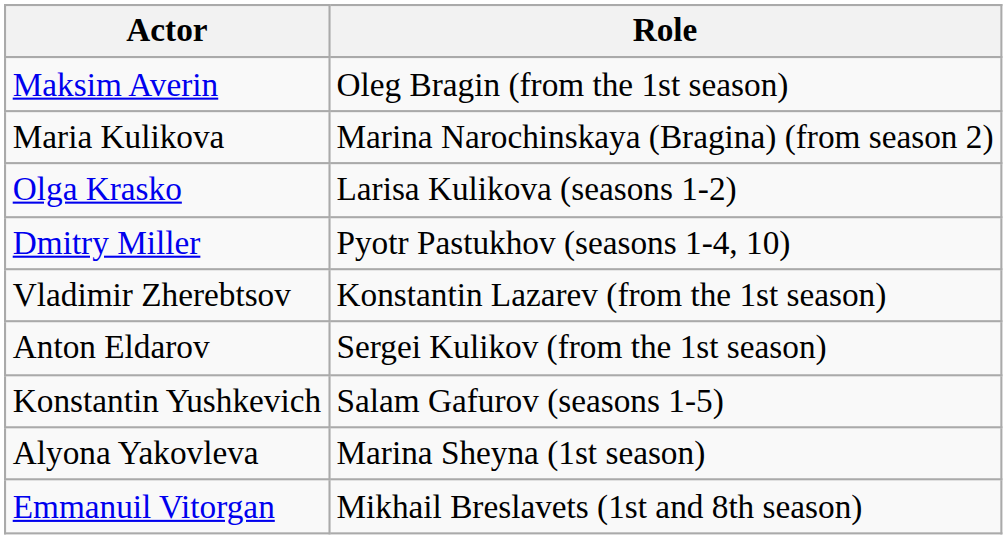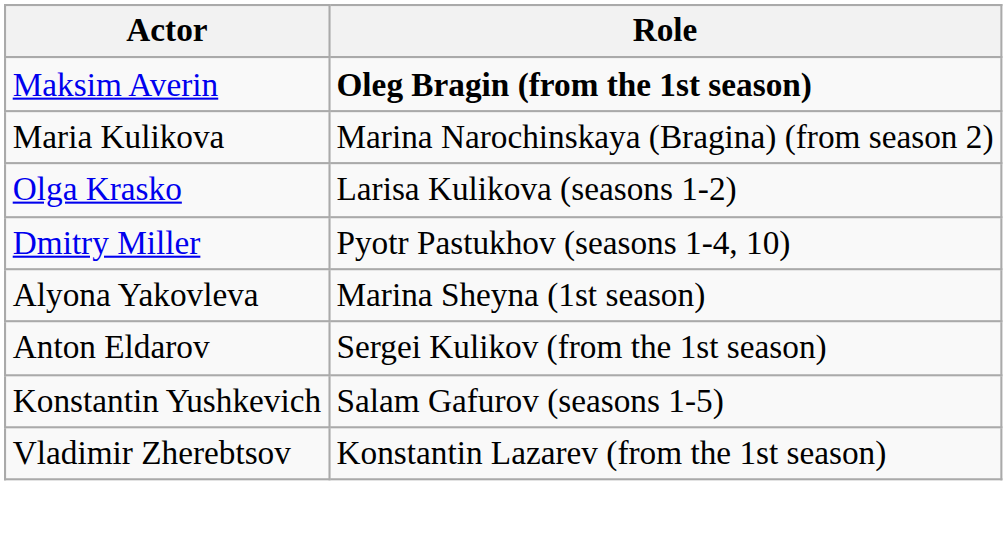(562, 83) normal -> (574, 83) bold
rows swapped: (152, 294) <-> (136, 453)
- row: (144, 505)
